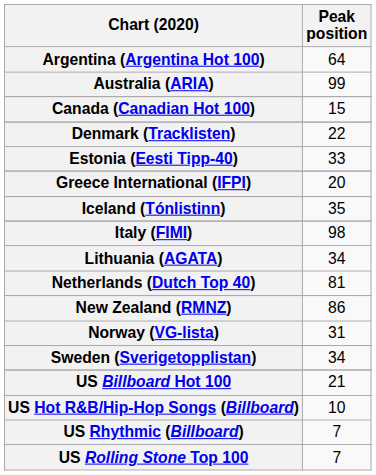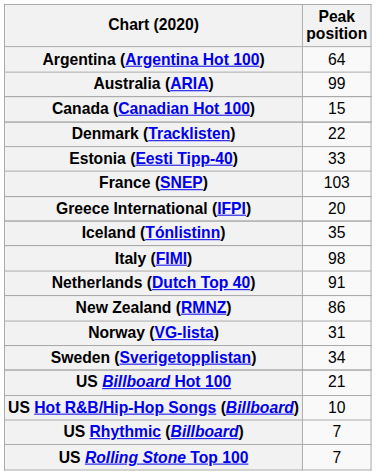+ row: (154, 183)
- row: (154, 258)
(337, 283) 81 -> (337, 283) 91
